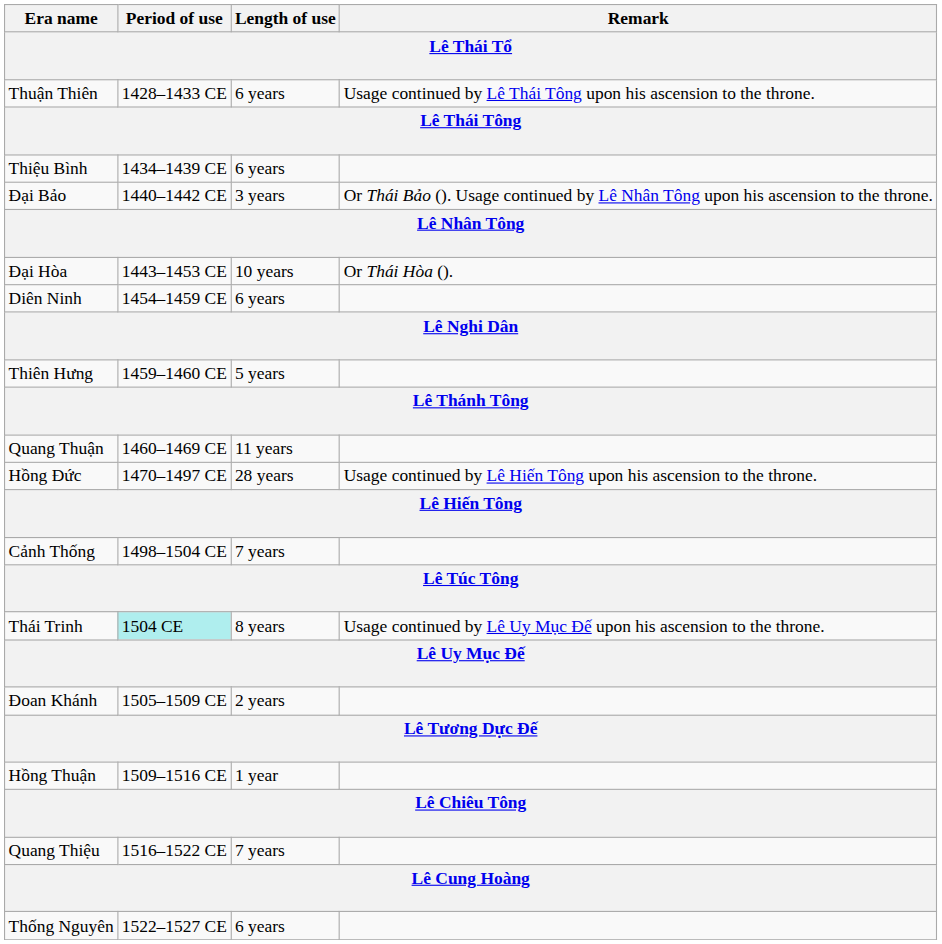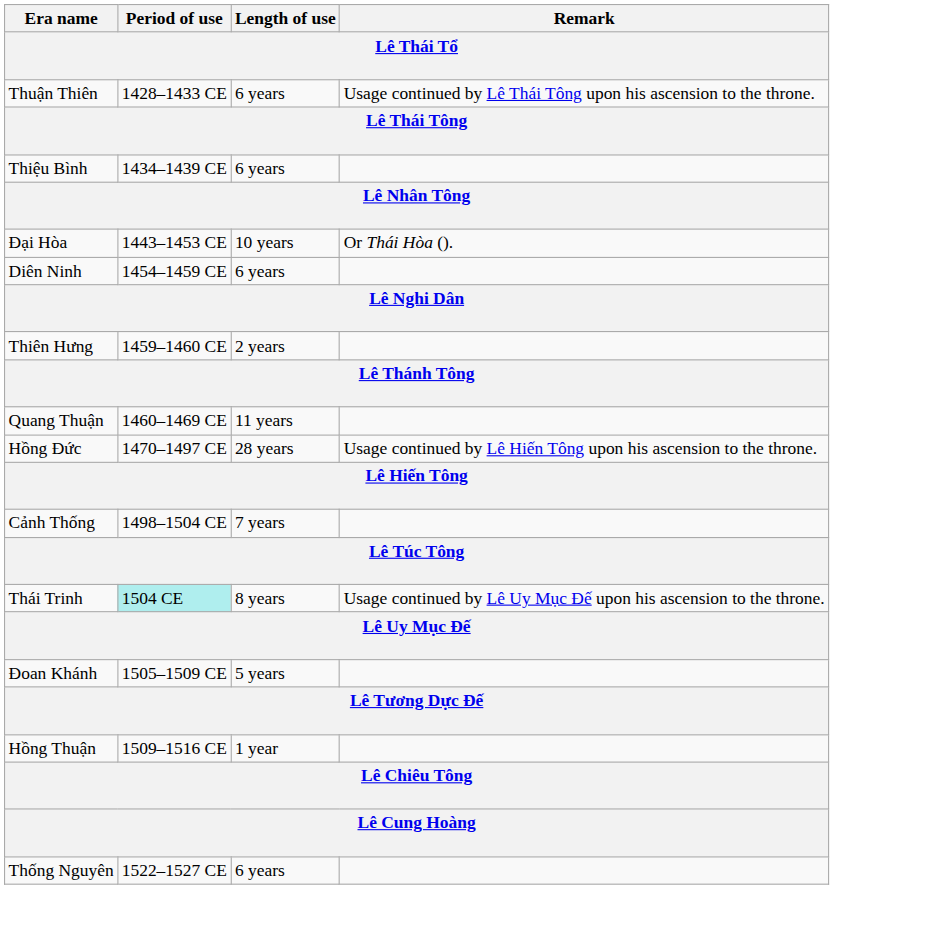- row: (37, 195)
(260, 373) 5 years -> (260, 345) 2 years
(260, 700) 2 years -> (260, 673) 5 years
- row: (54, 850)
